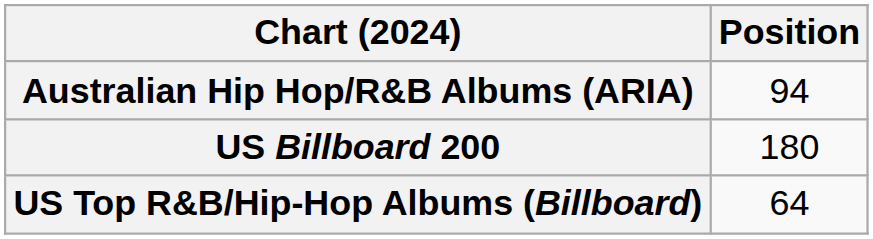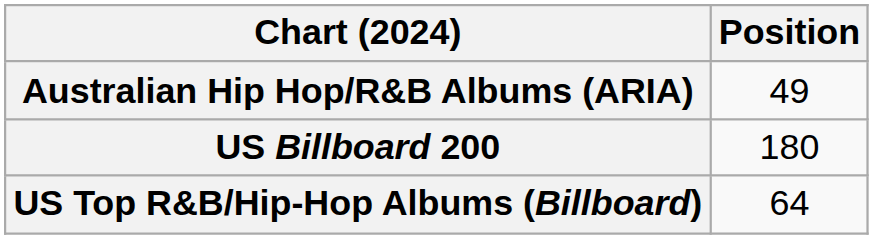(789, 89) 94 -> (789, 89) 49
